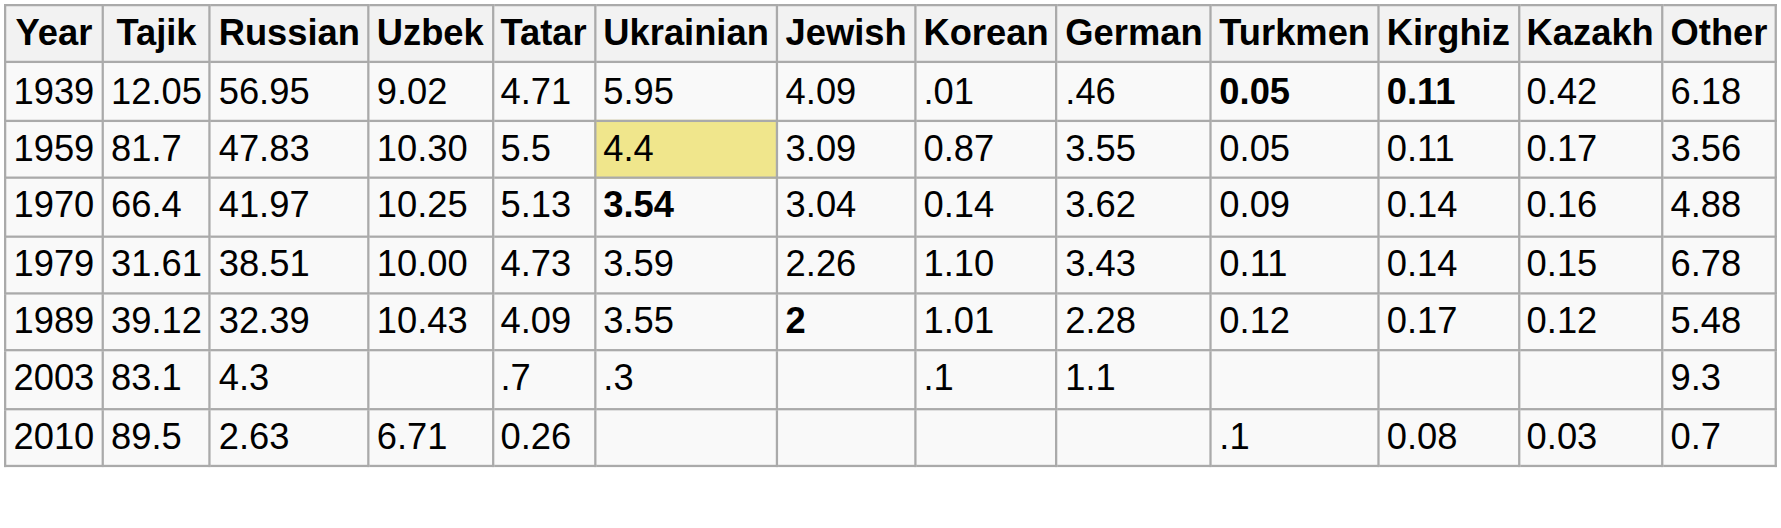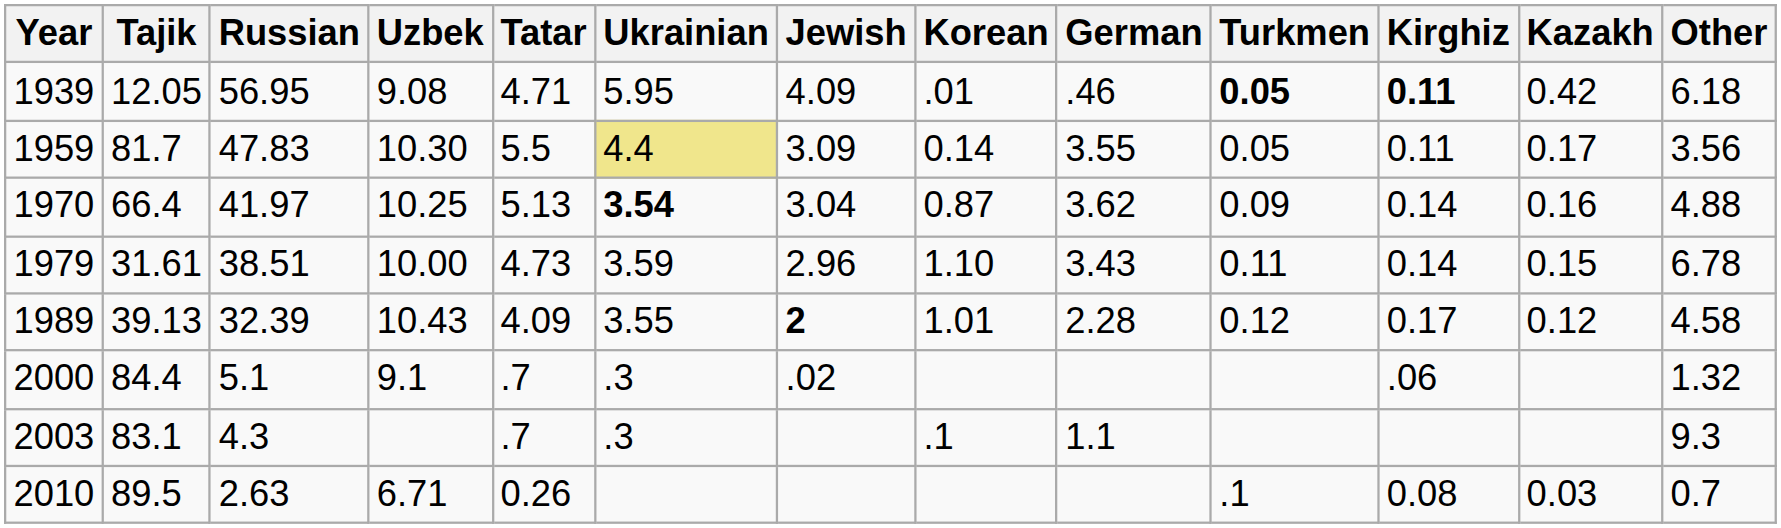(412, 90) 9.02 -> (412, 90) 9.08
(959, 148) 0.87 -> (959, 148) 0.14
(959, 206) 0.14 -> (959, 206) 0.87
(821, 263) 2.26 -> (821, 263) 2.96
(156, 321) 39.12 -> (156, 321) 39.13
(1706, 321) 5.48 -> (1706, 321) 4.58
+ row: (54, 378)
